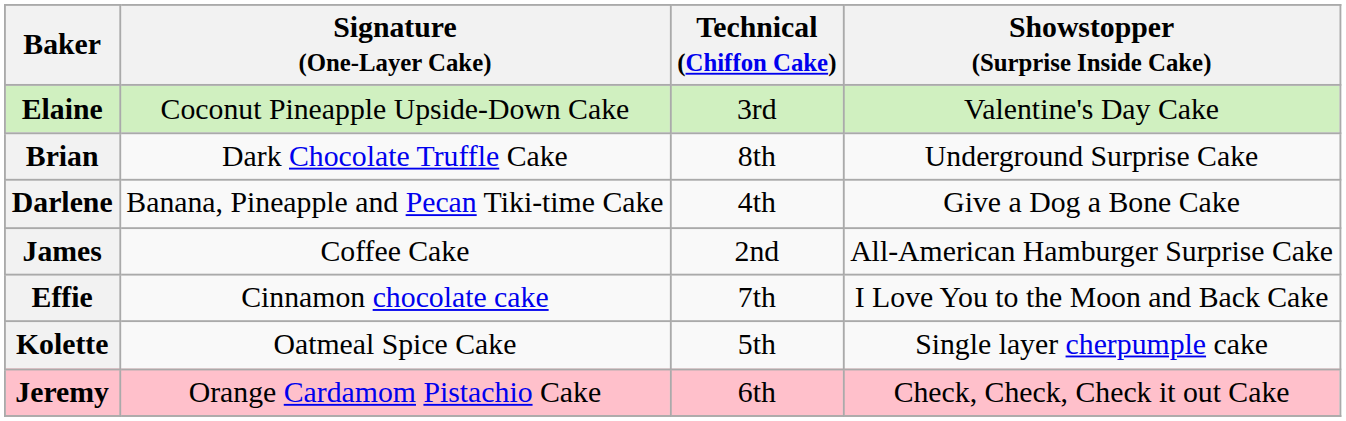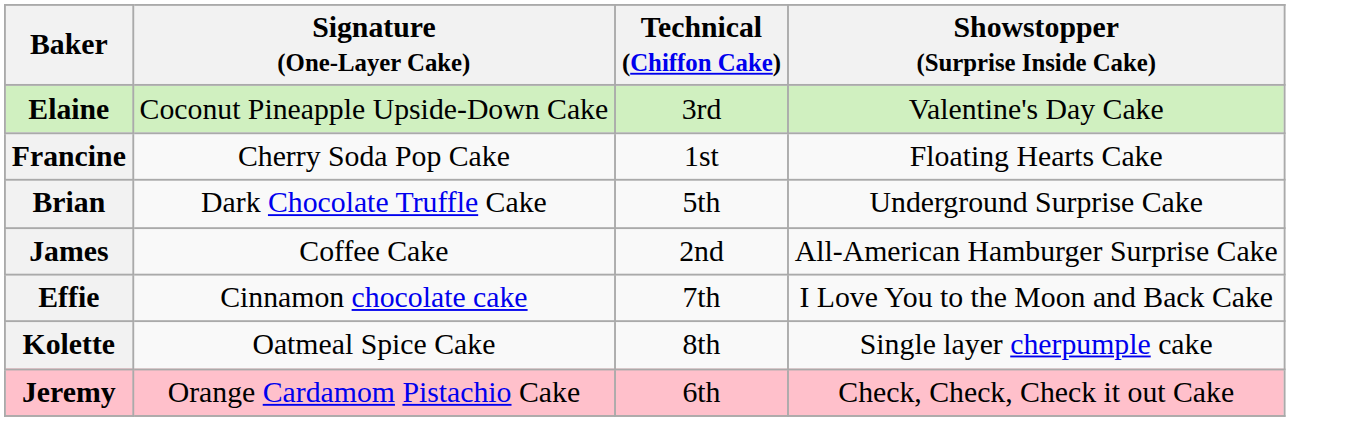+ row: (69, 155)
(757, 155) 8th -> (701, 203) 5th
- row: (62, 203)
(757, 344) 5th -> (701, 344) 8th
